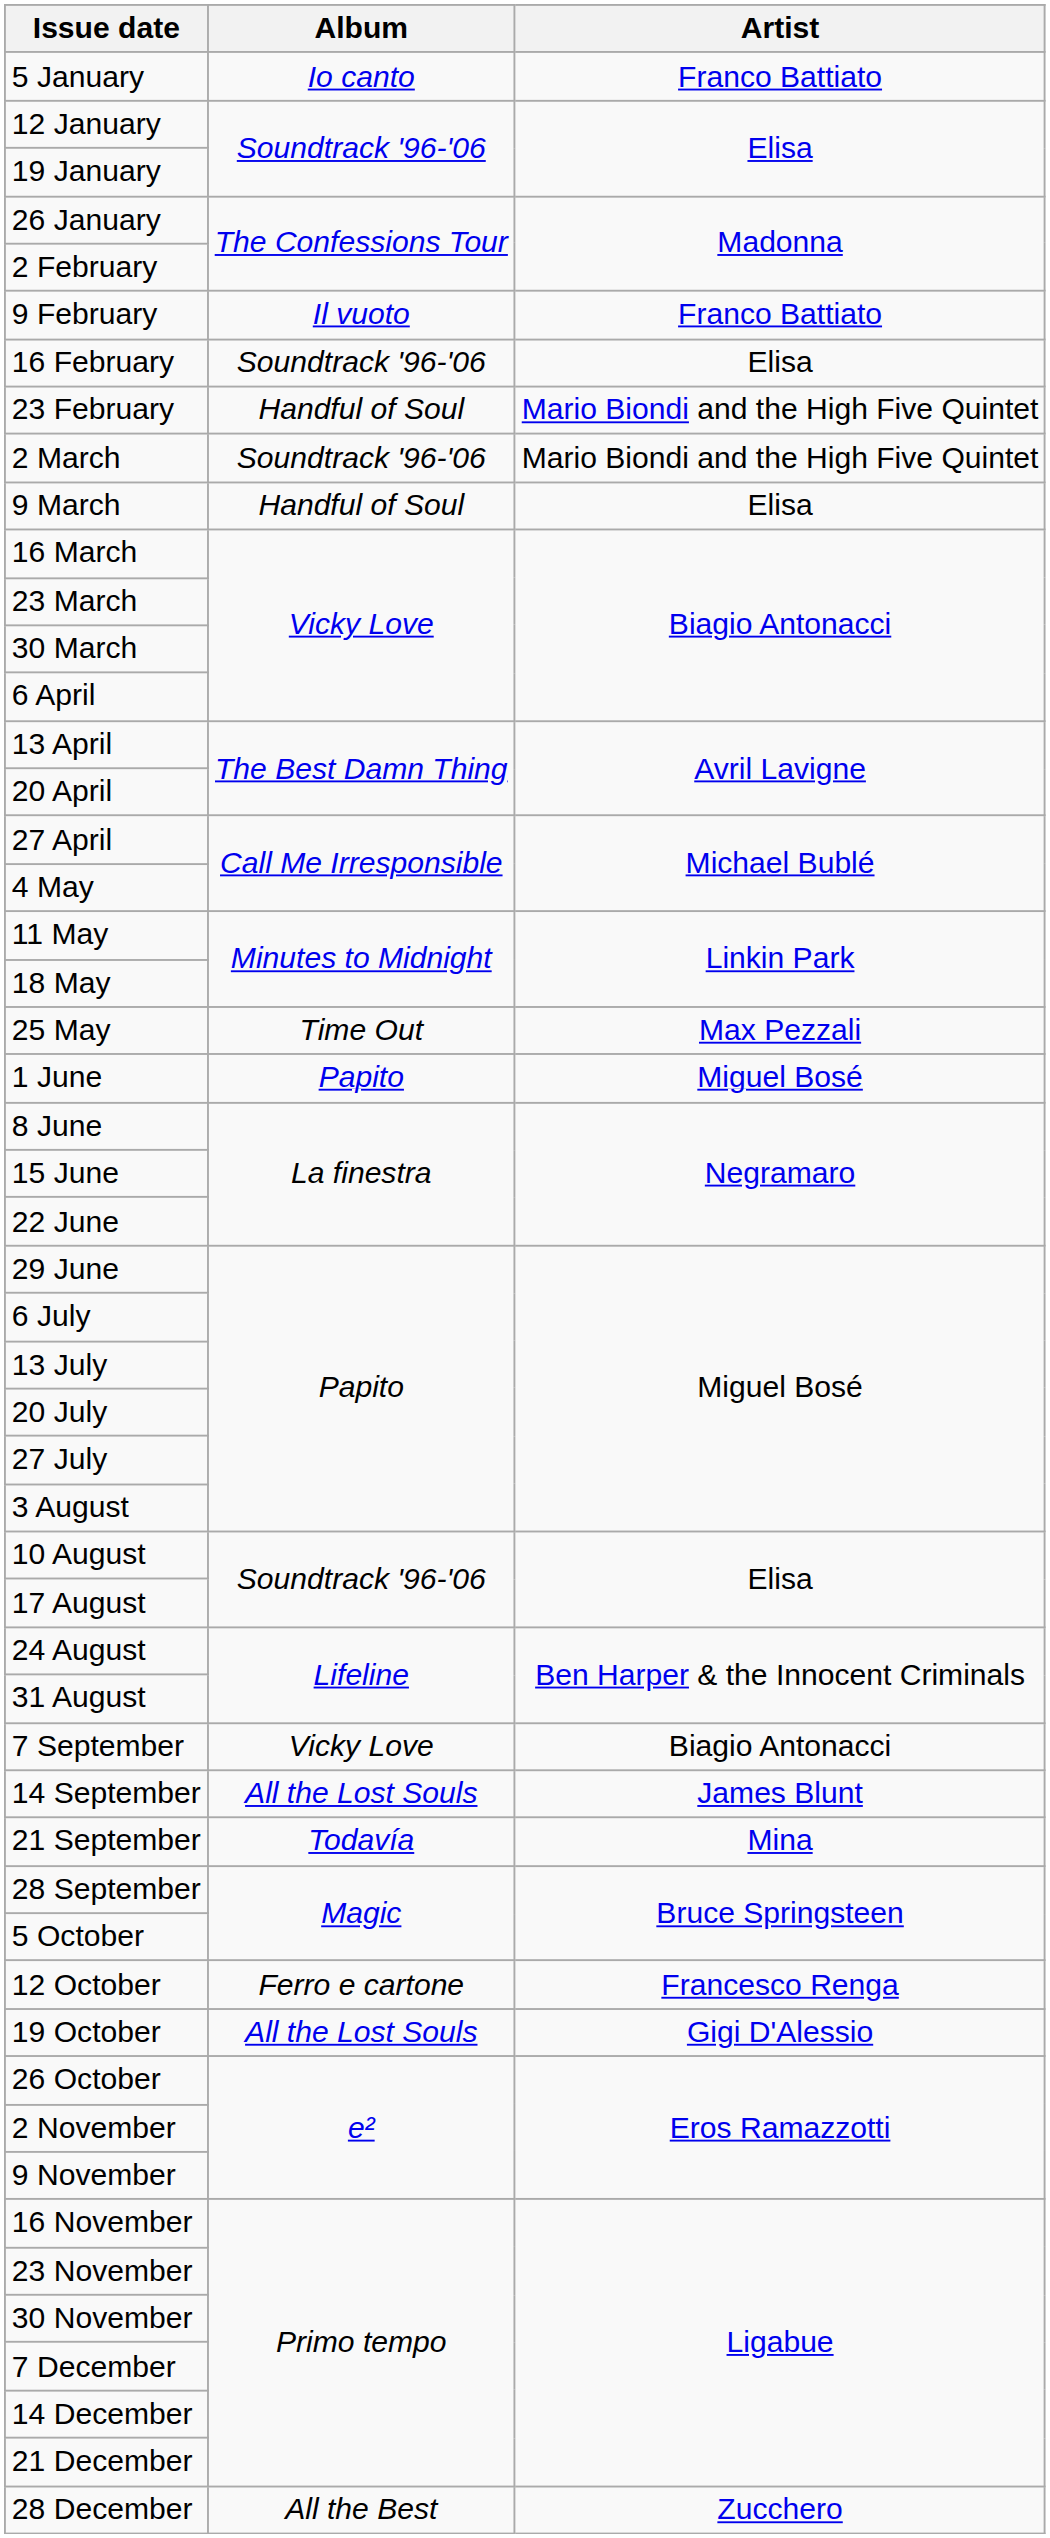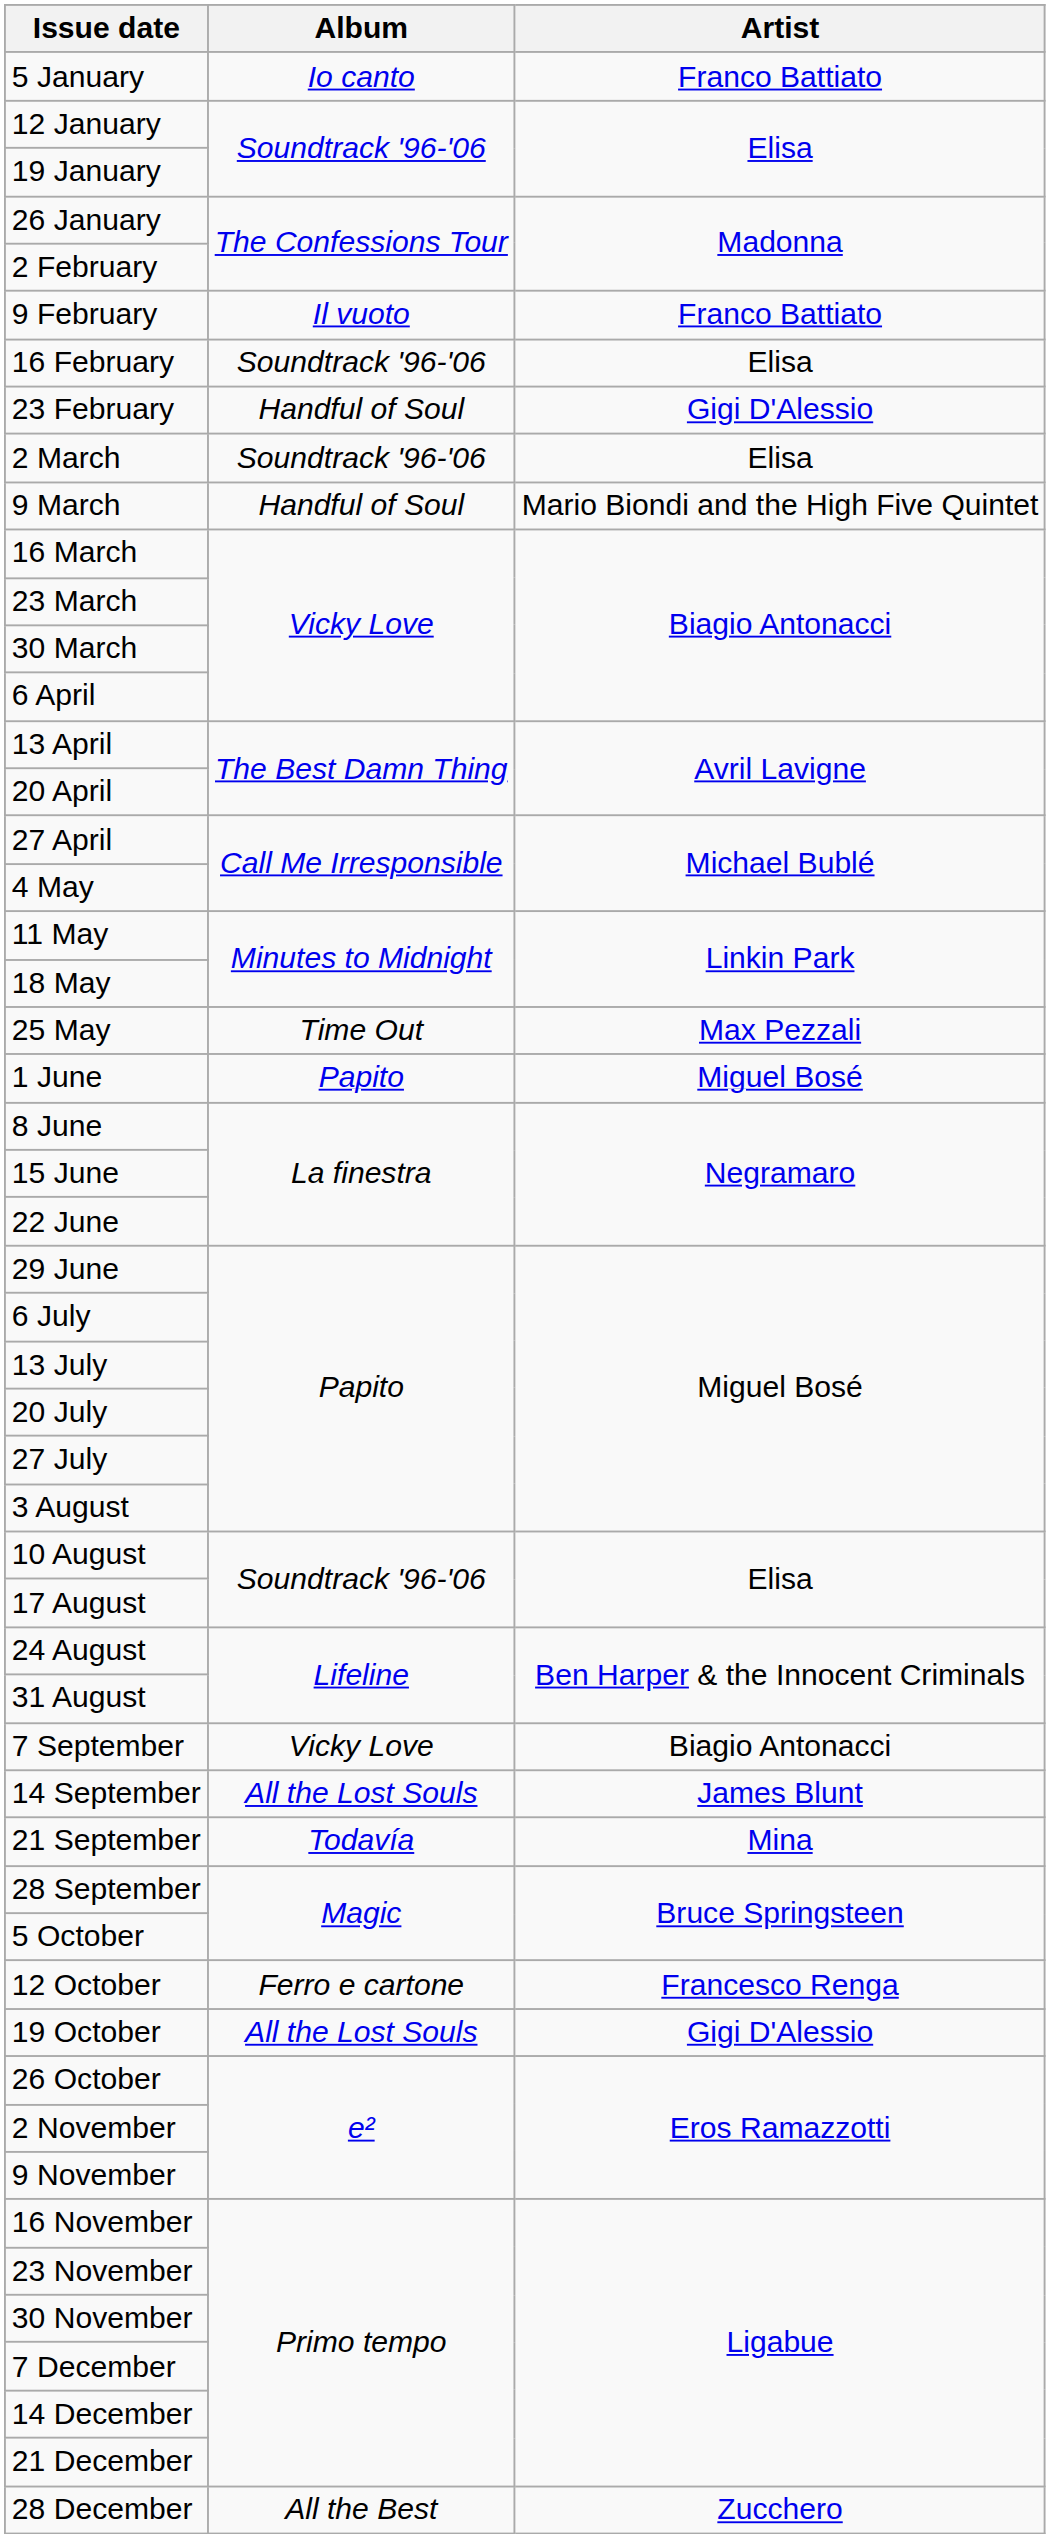(780, 409) Mario Biondi and the High Five Quintet -> (780, 409) Gigi D'Alessio
(780, 457) Mario Biondi and the High Five Quintet -> (780, 457) Elisa
(780, 505) Elisa -> (780, 505) Mario Biondi and the High Five Quintet
